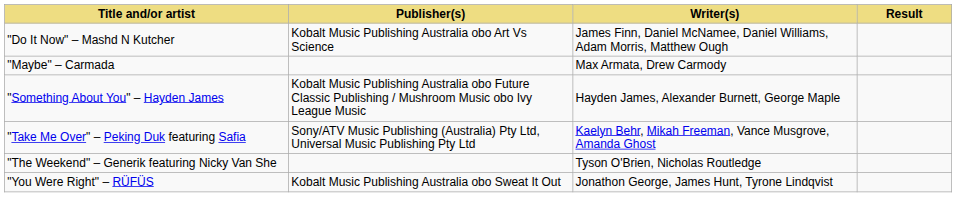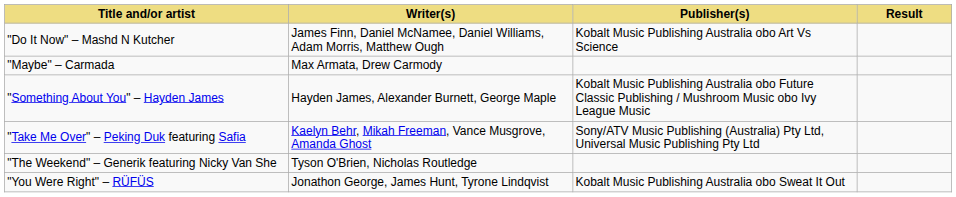columns swapped: (715, 14) <-> (431, 14)
